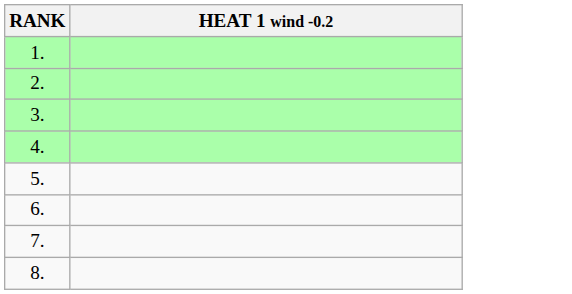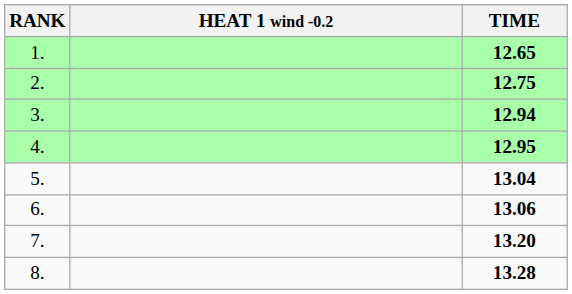+ column: (514, 20)
